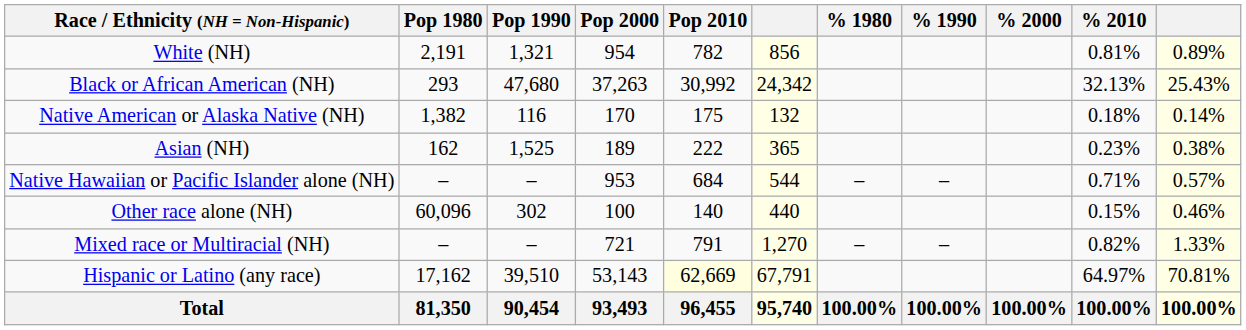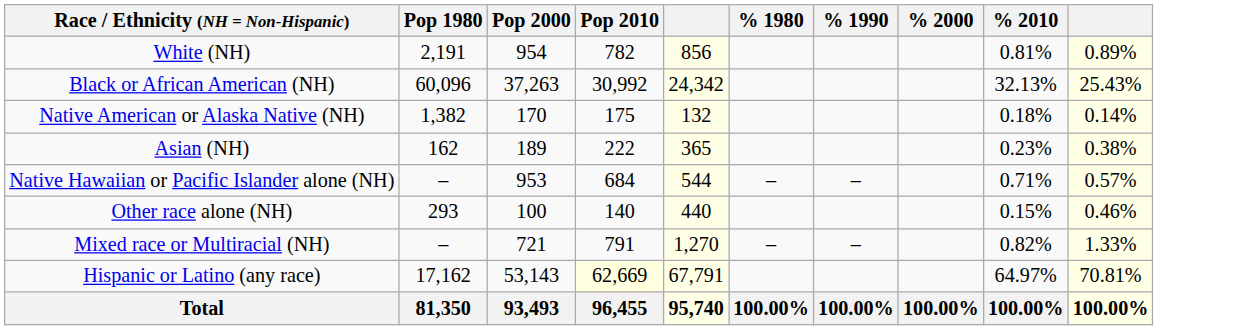- column: (531, 20)
(443, 84) 293 -> (443, 84) 60,096
(443, 212) 60,096 -> (443, 212) 293
